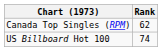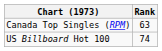(145, 25) 62 -> (145, 25) 63
